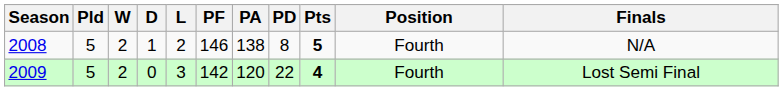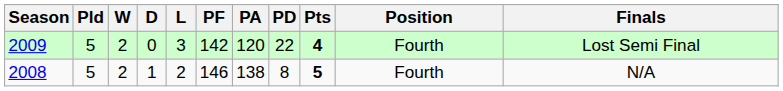rows swapped: (28, 45) <-> (28, 72)
